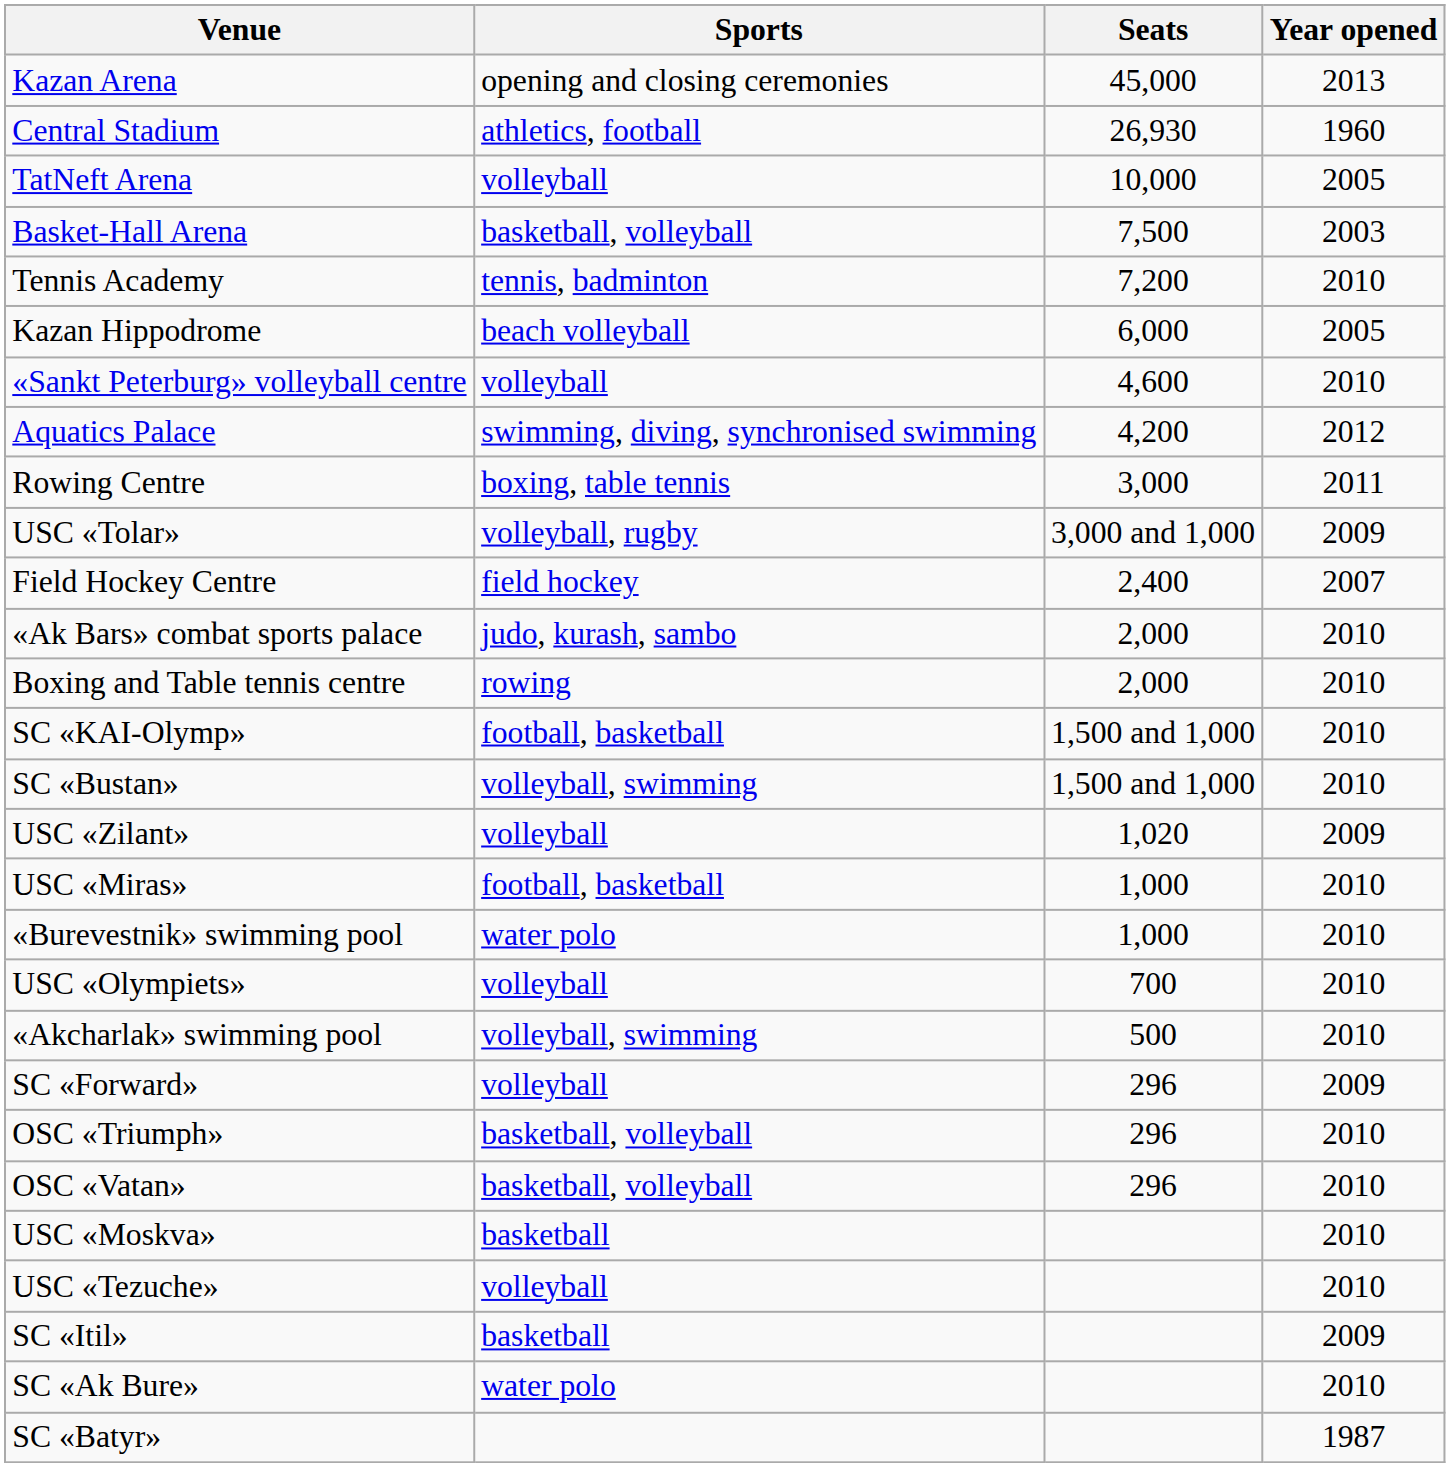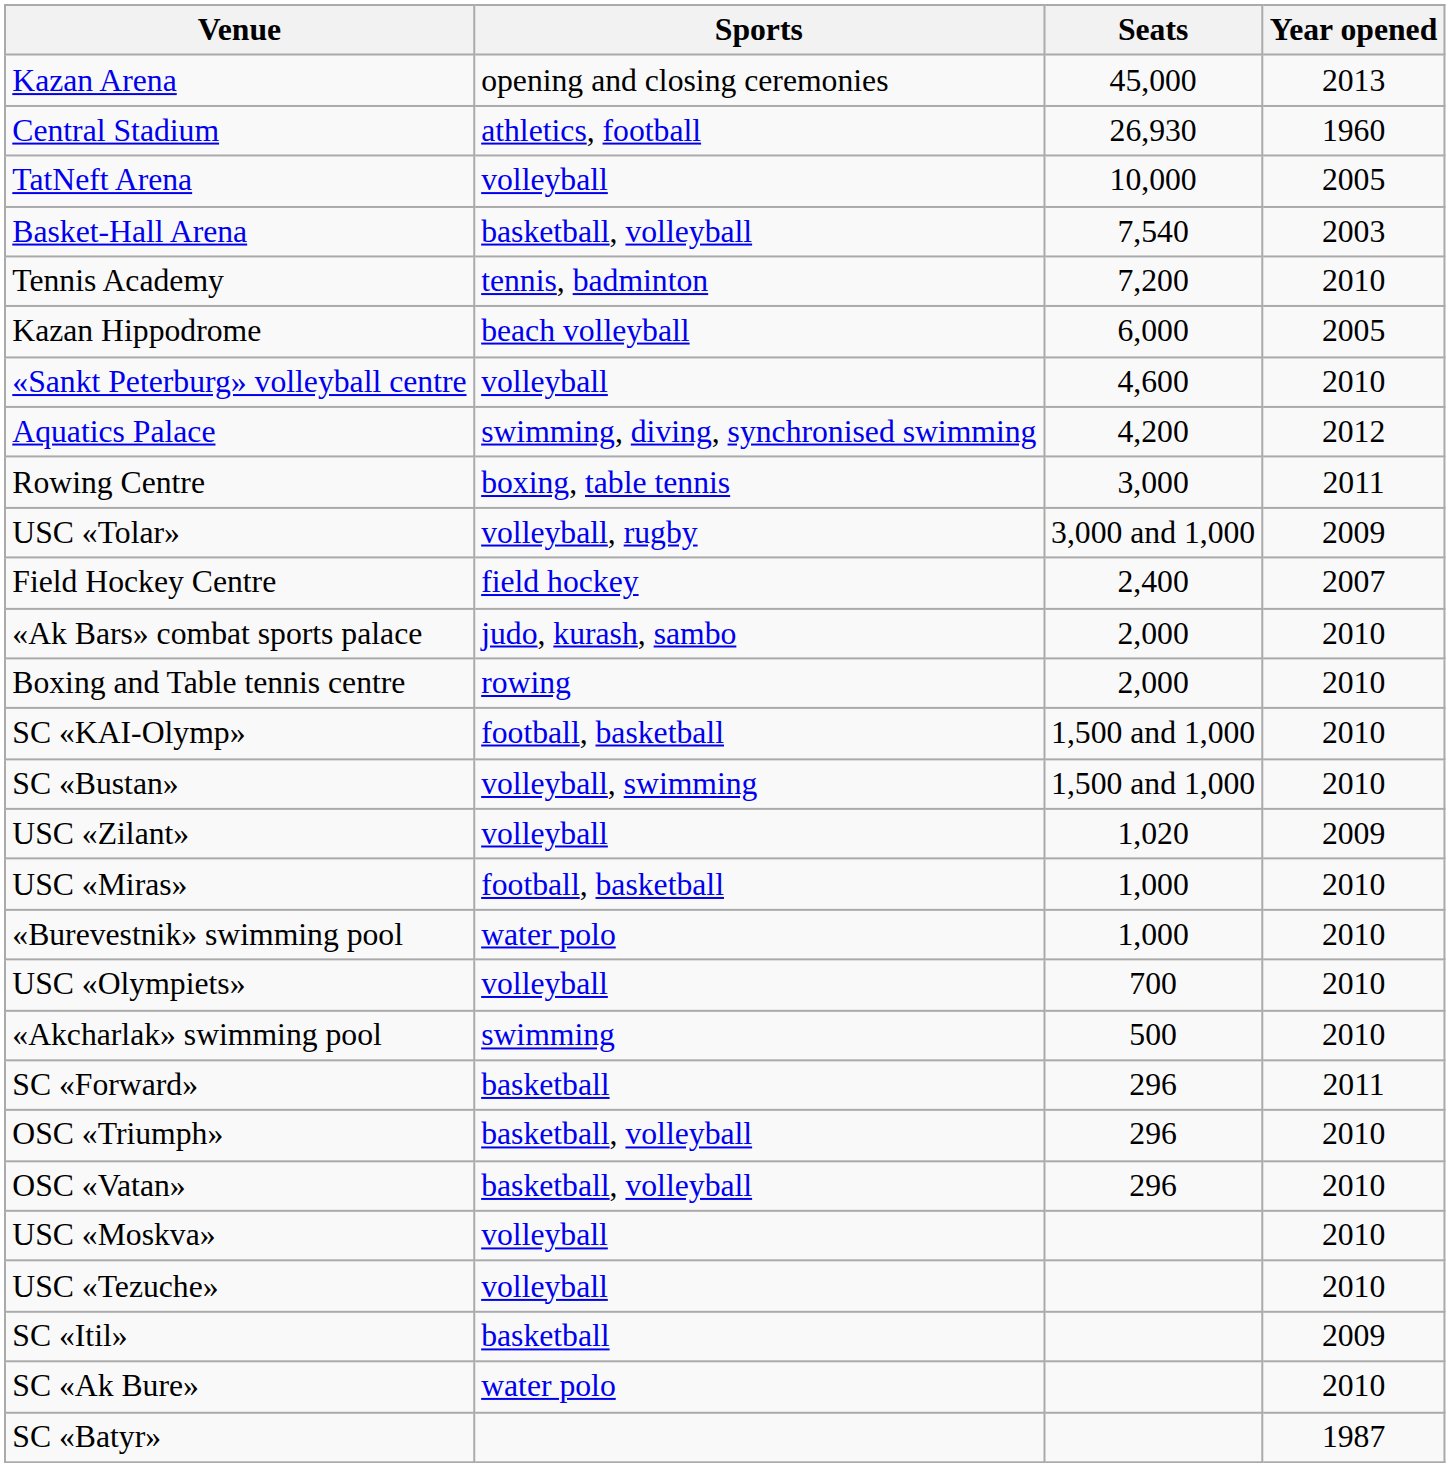(1153, 230) 7,500 -> (1153, 230) 7,540
(619, 1034) volleyball, swimming -> (548, 1034) swimming
(544, 1084) volleyball -> (545, 1084) basketball
(1354, 1084) 2009 -> (1354, 1084) 2011
(545, 1235) basketball -> (544, 1235) volleyball
